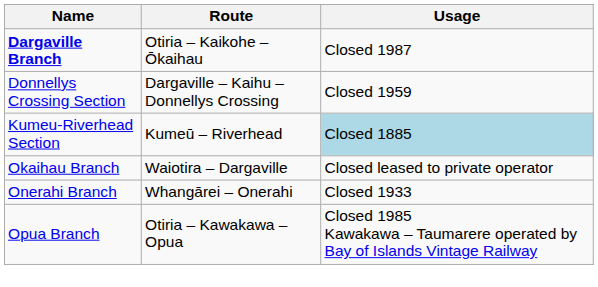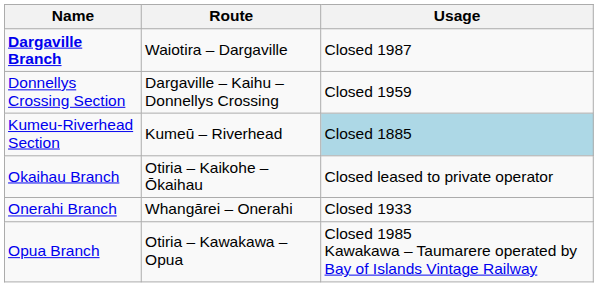(207, 50) Otiria – Kaikohe – Ōkaihau -> (216, 50) Waiotira – Dargaville
(216, 167) Waiotira – Dargaville -> (207, 176) Otiria – Kaikohe – Ōkaihau
